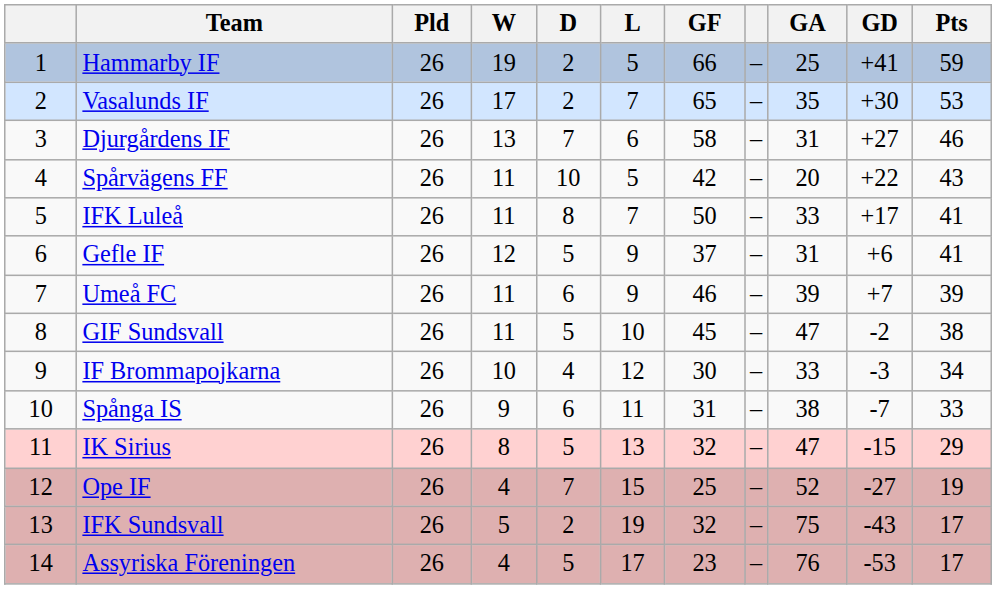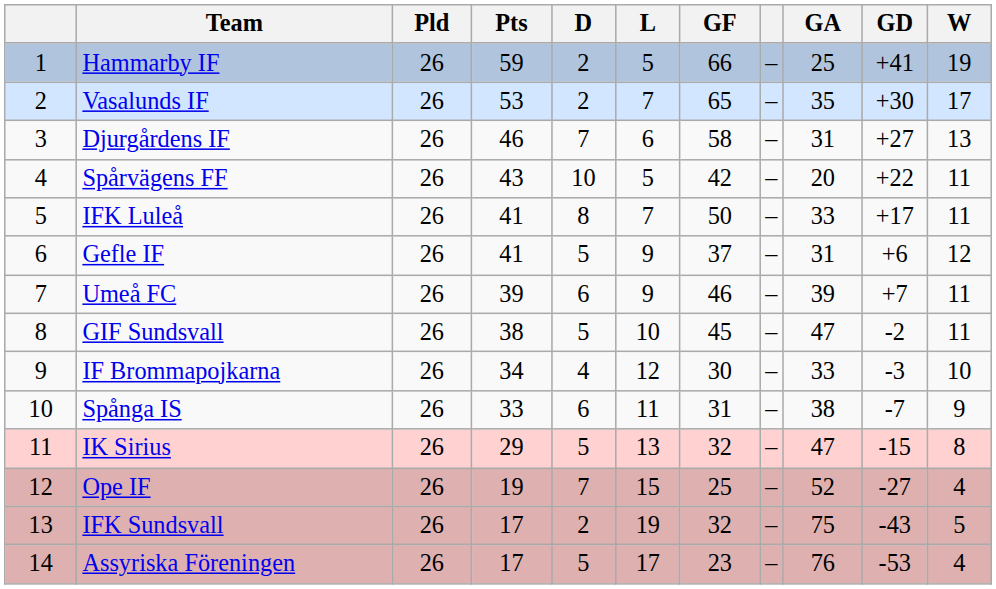columns swapped: (504, 23) <-> (952, 23)
